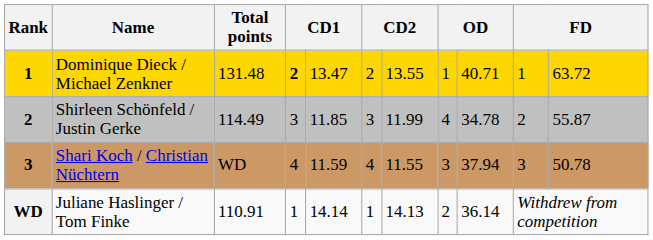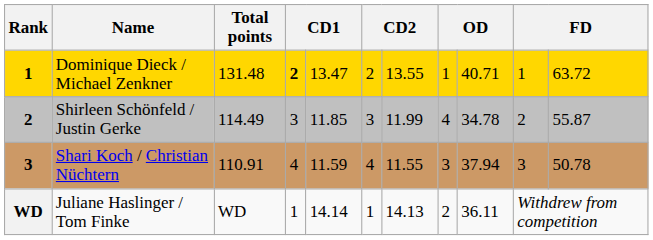(232, 165) WD -> (241, 165) 110.91
(241, 211) 110.91 -> (232, 211) WD
(480, 211) 36.14 -> (480, 211) 36.11
